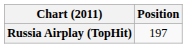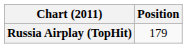(158, 33) 197 -> (158, 33) 179
